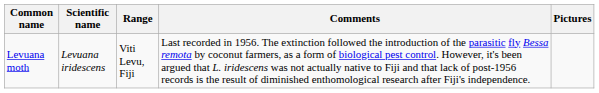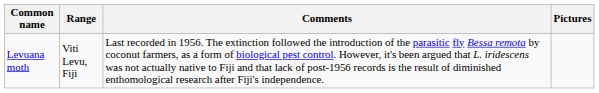- column: (88, 19)
